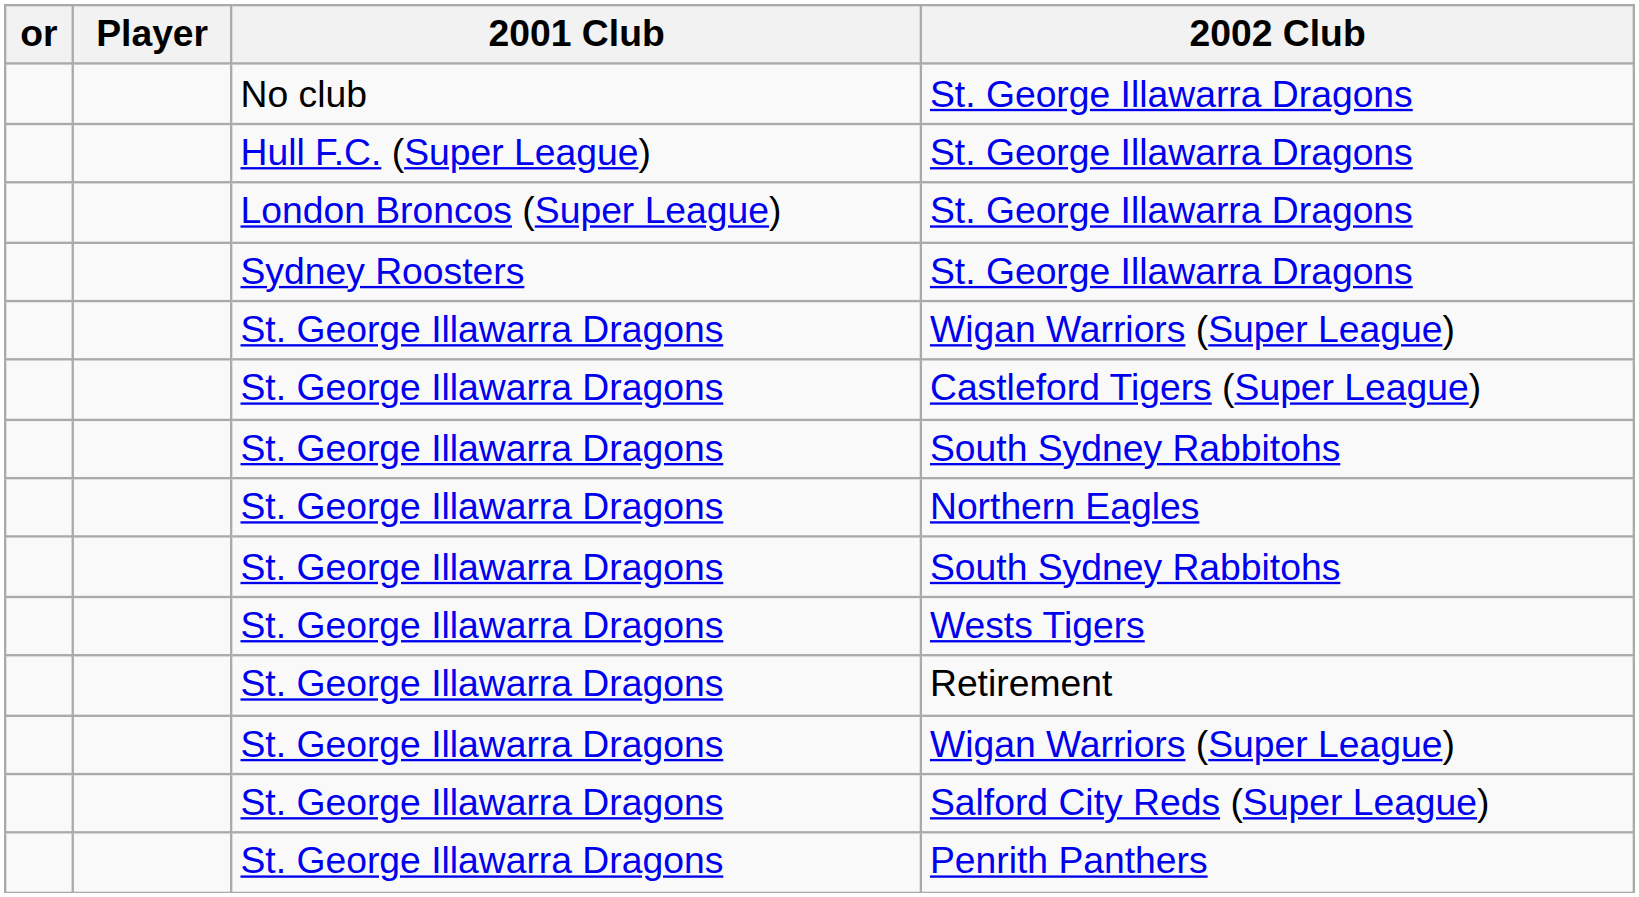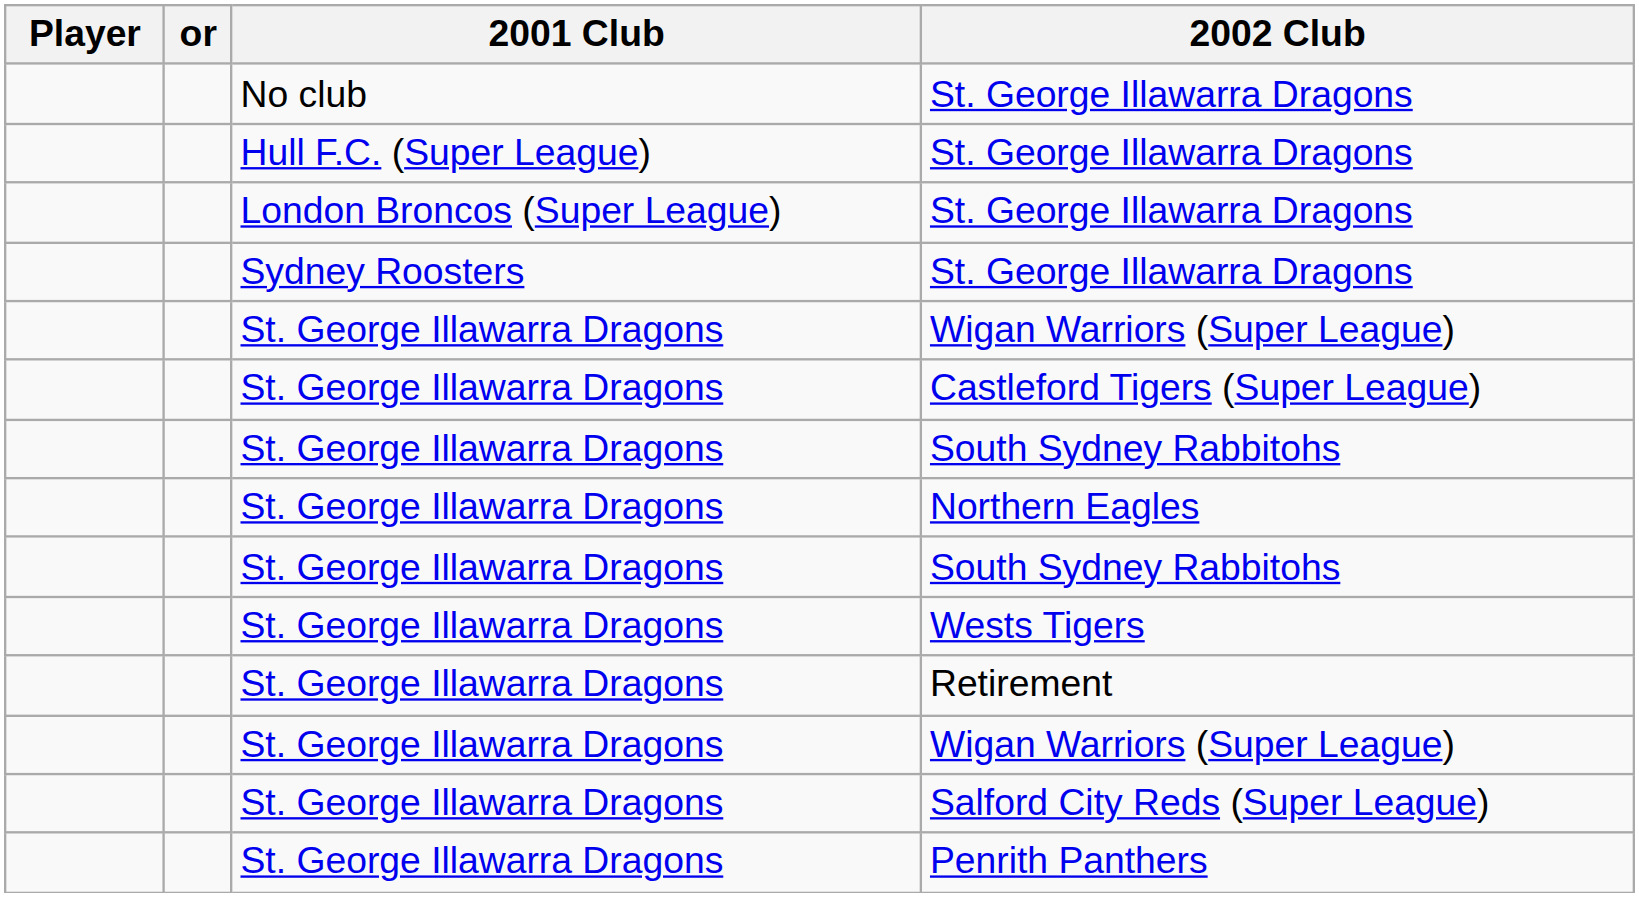columns swapped: (39, 34) <-> (152, 34)
